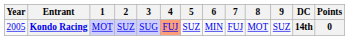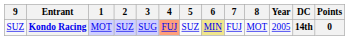columns swapped: (16, 11) <-> (282, 11)
(214, 27) no background -> (213, 27) khaki background
